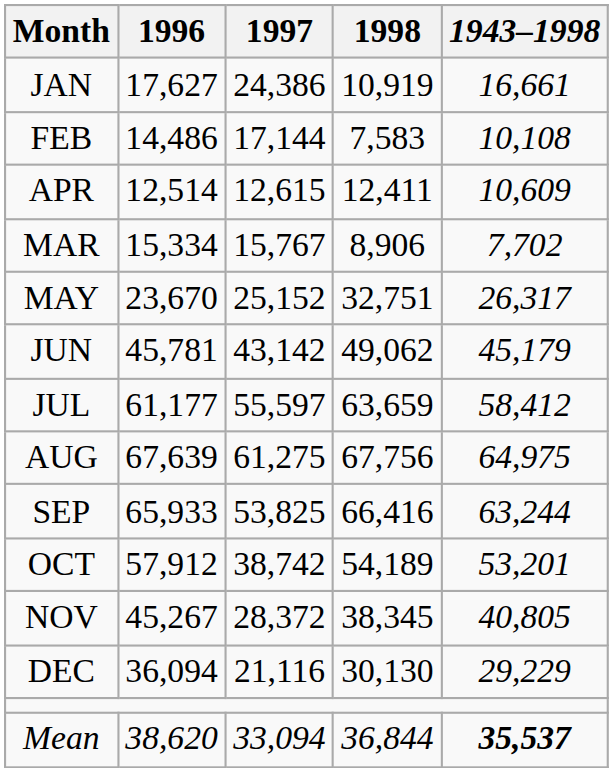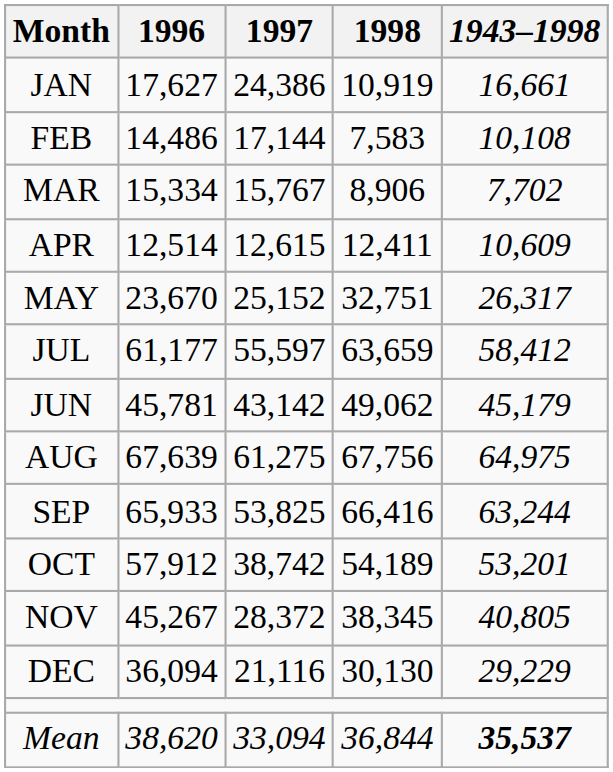rows swapped: (61, 244) <-> (61, 191)
rows swapped: (61, 350) <-> (61, 404)
